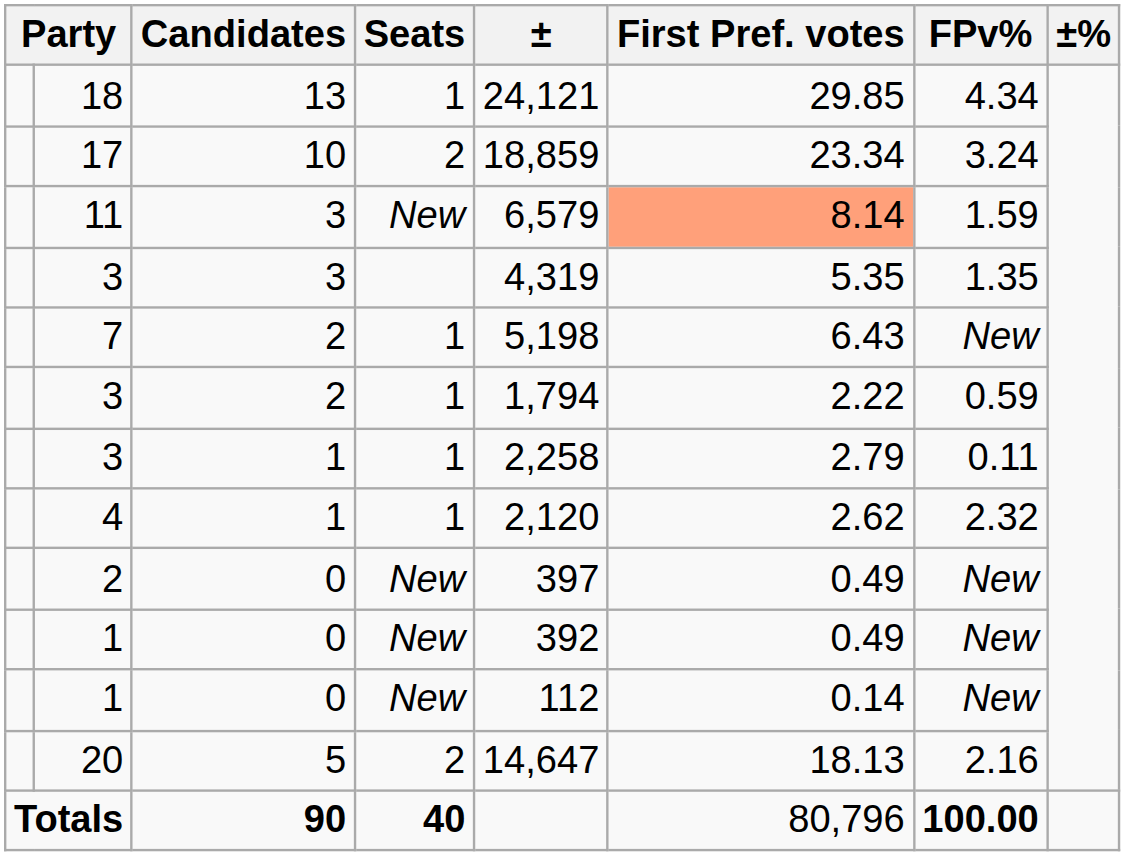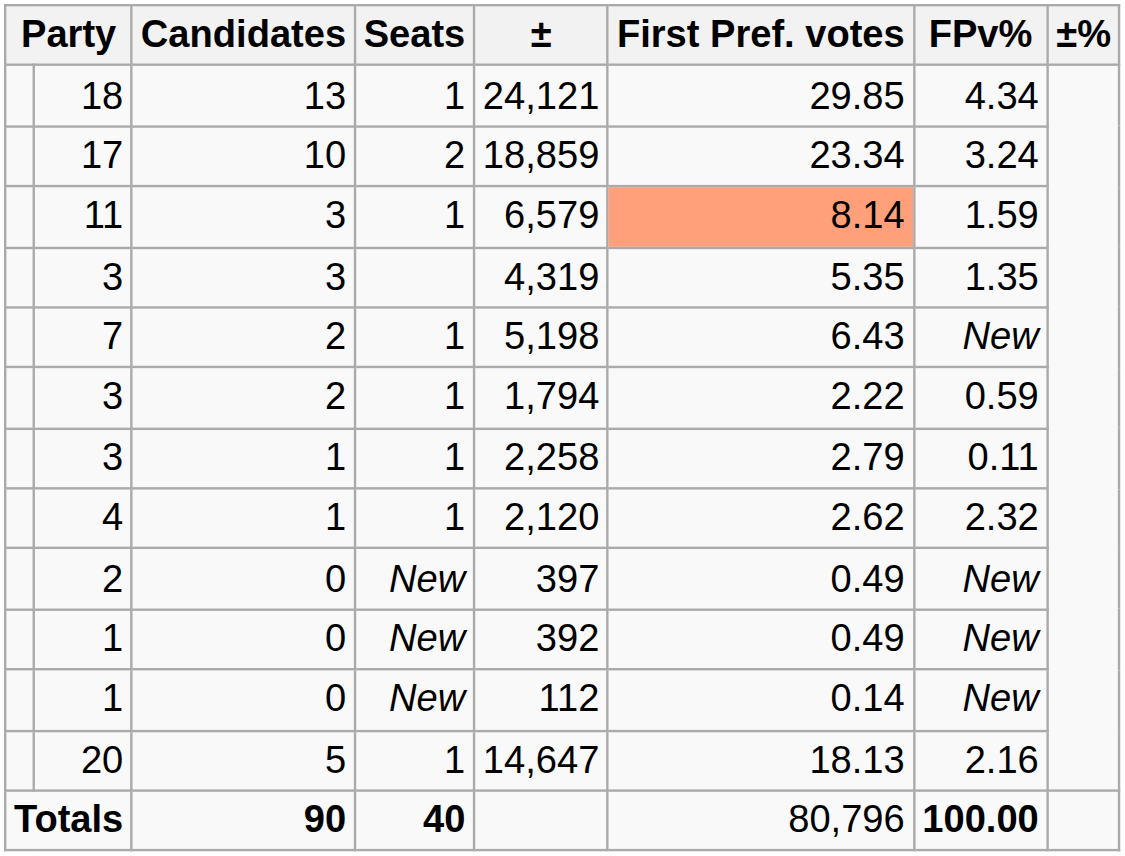(427, 215) New -> (455, 215) 1
(455, 759) 2 -> (455, 759) 1
